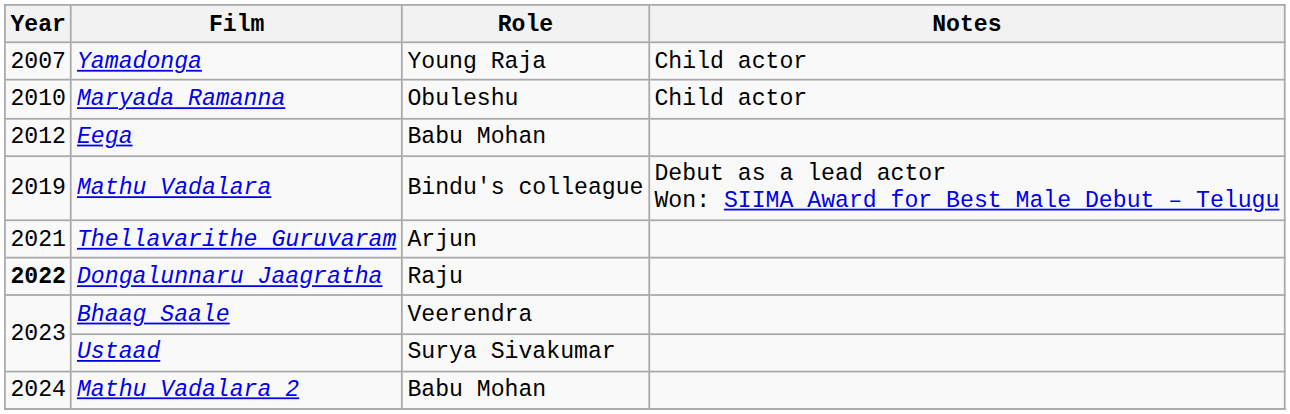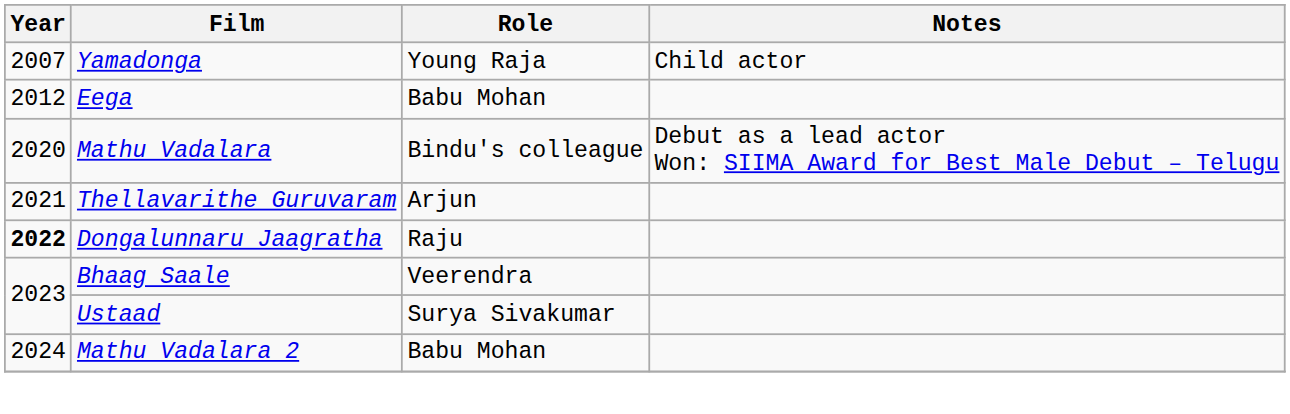- row: (181, 99)
(38, 188) 2019 -> (38, 150) 2020
